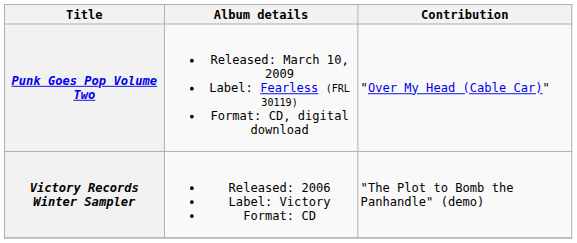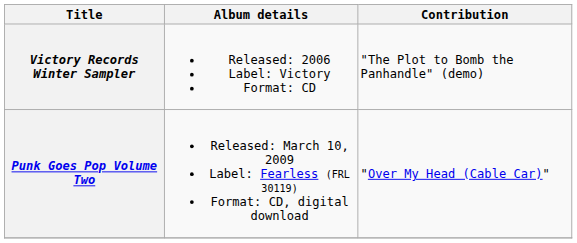rows swapped: (84, 195) <-> (84, 88)
